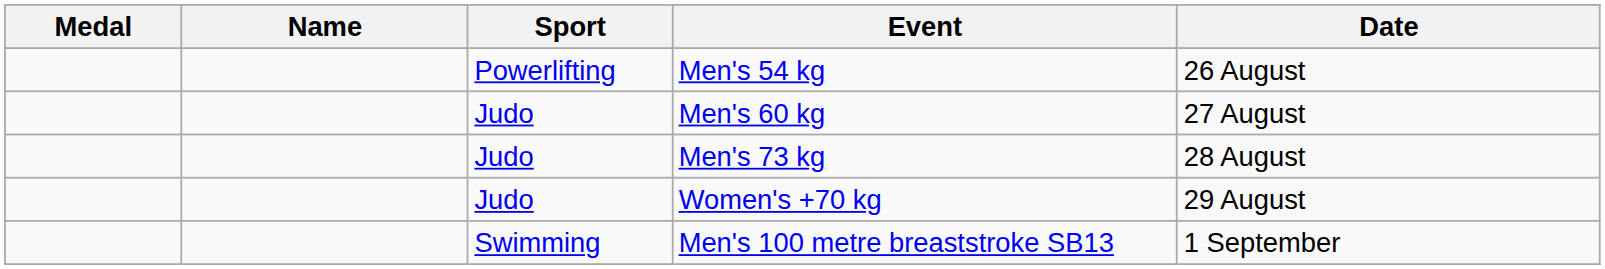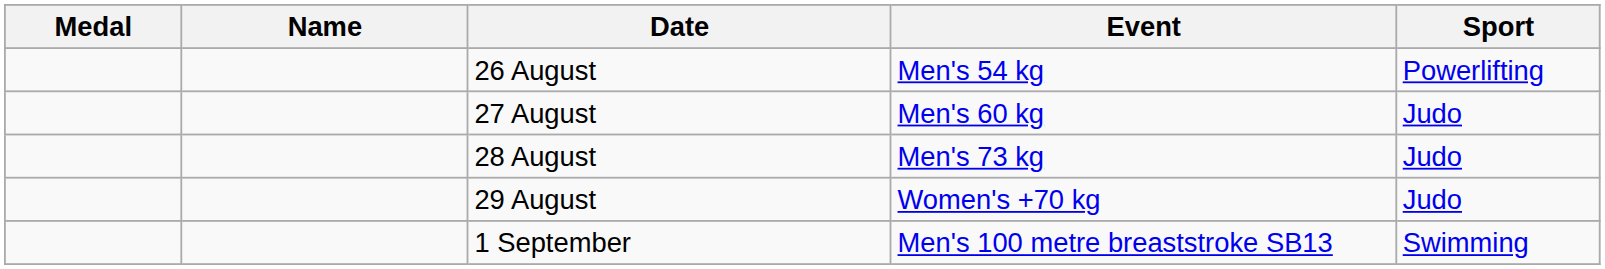columns swapped: (570, 27) <-> (1389, 27)
